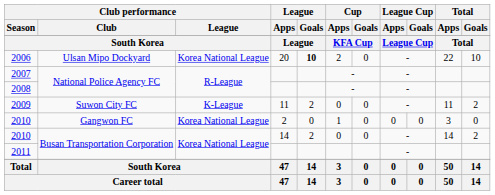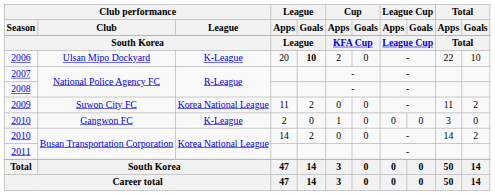(223, 58) Korea National League -> (223, 58) K-League
(223, 105) K-League -> (223, 105) Korea National League
(223, 120) Korea National League -> (223, 120) K-League
